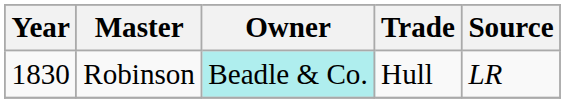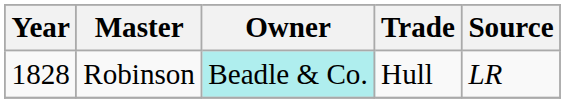(41, 73) 1830 -> (41, 73) 1828
